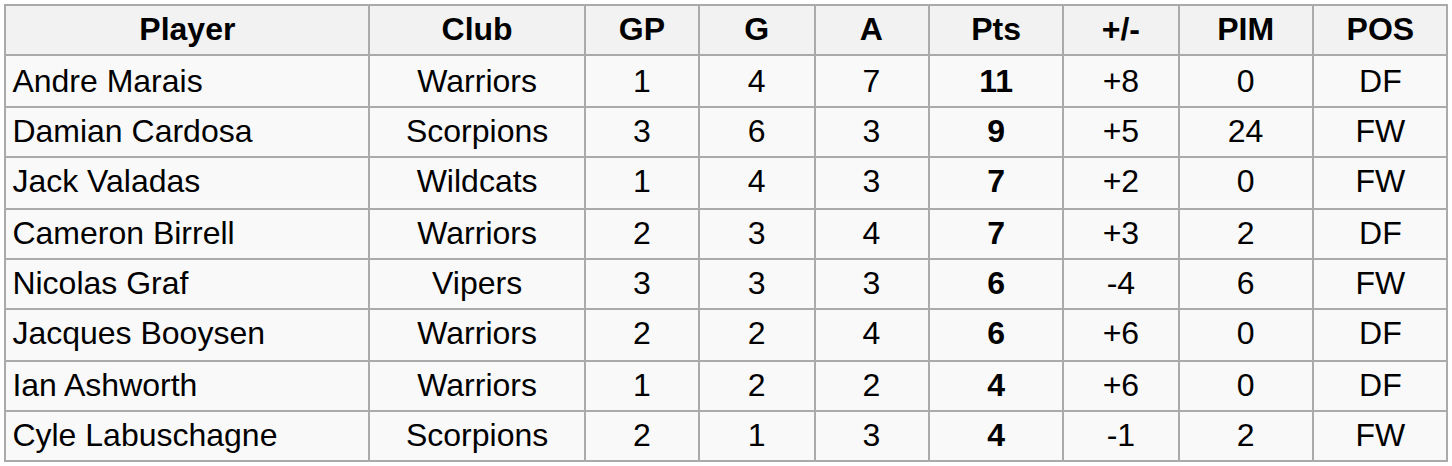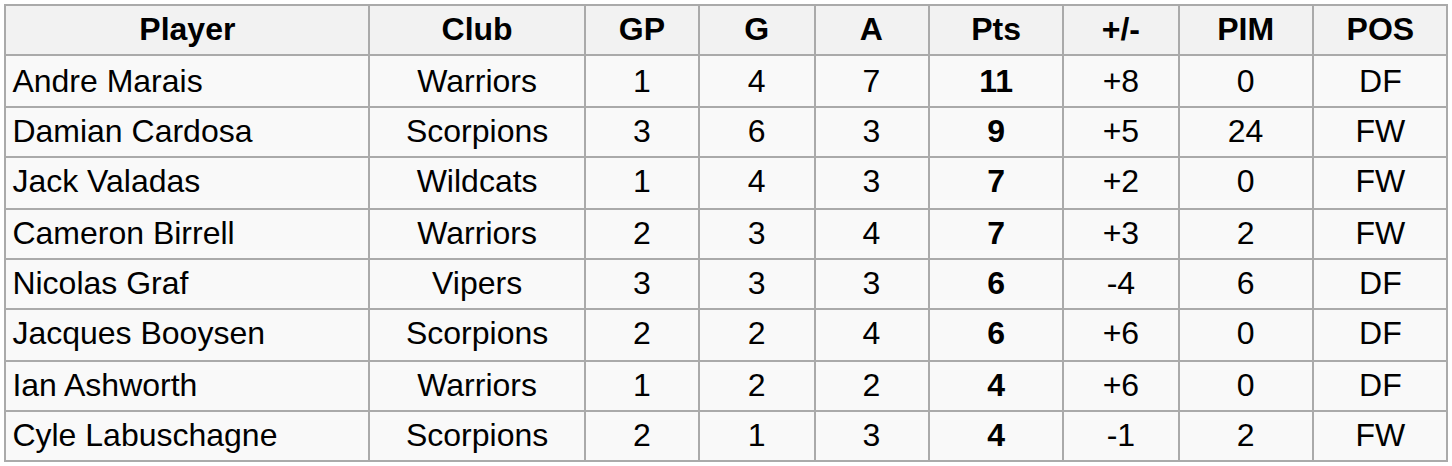(1380, 232) DF -> (1380, 232) FW
(1380, 283) FW -> (1380, 283) DF
(477, 334) Warriors -> (477, 334) Scorpions
